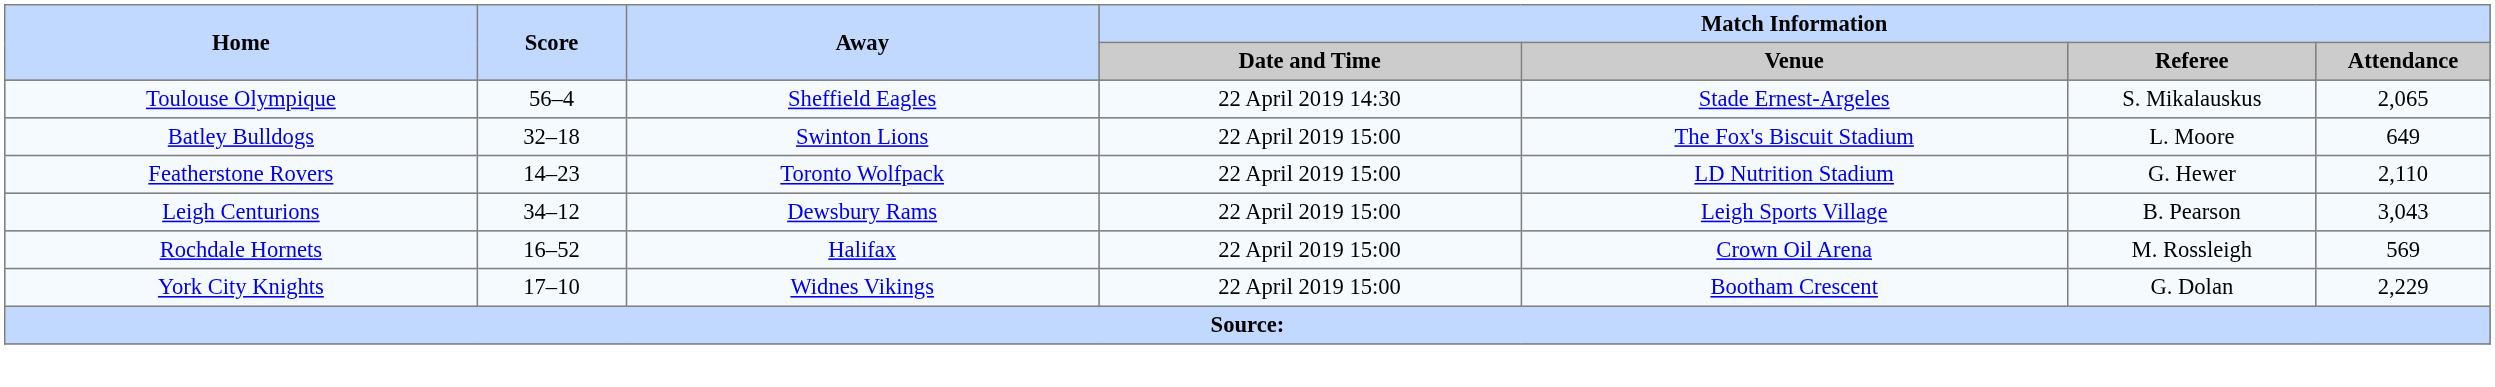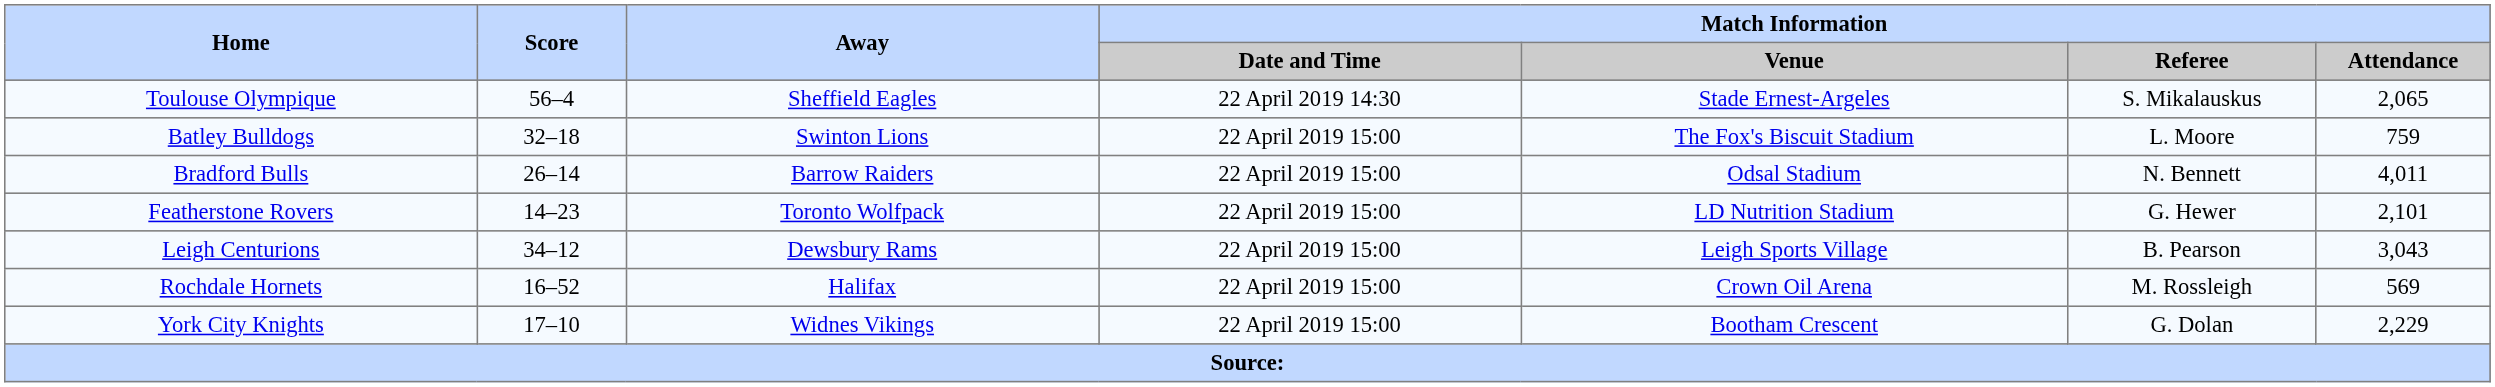(2403, 136) 649 -> (2403, 136) 759
+ row: (241, 174)
(2403, 174) 2,110 -> (2403, 211) 2,101
